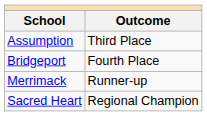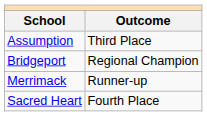(123, 61) Fourth Place -> (143, 61) Regional Champion
(143, 101) Regional Champion -> (123, 101) Fourth Place
